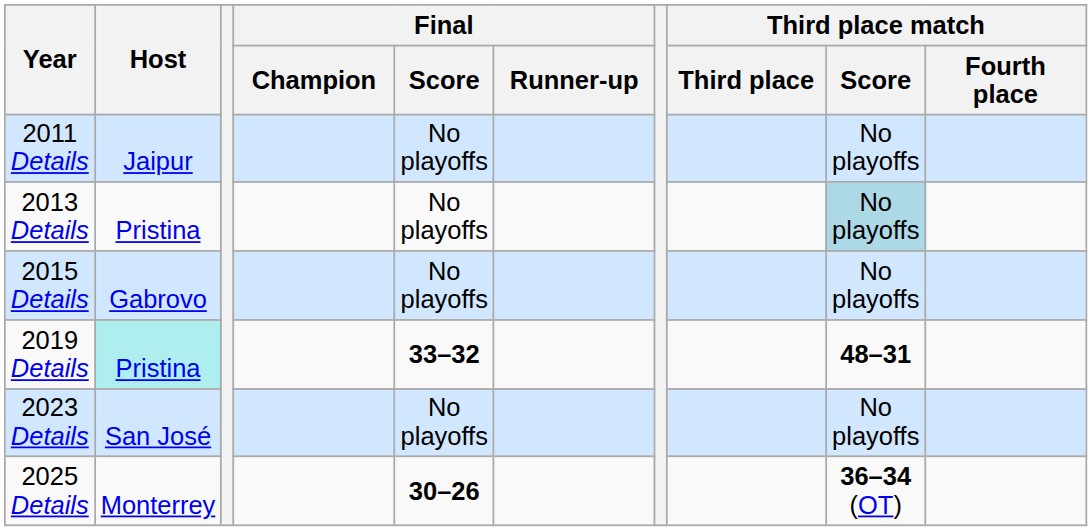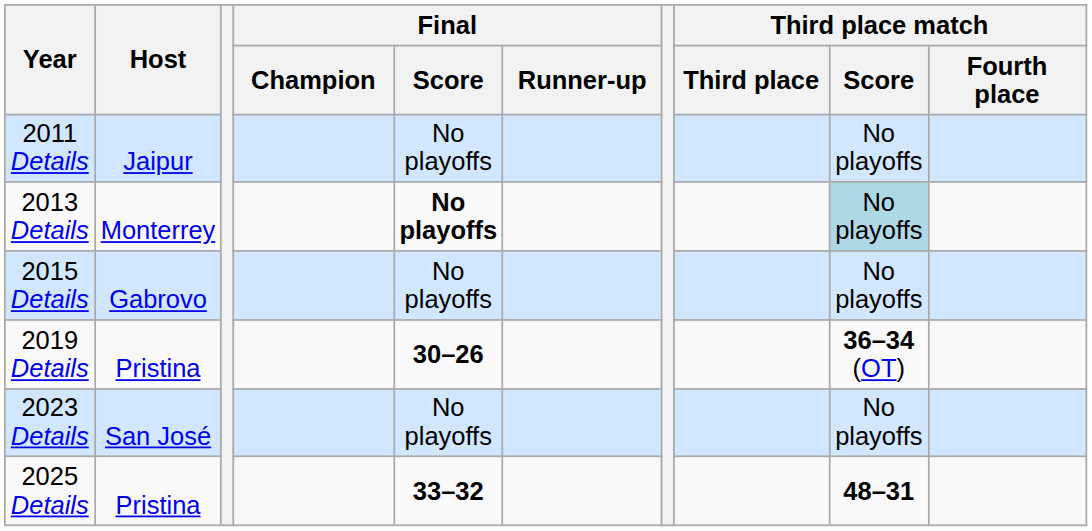(158, 231) Pristina -> (158, 231) Monterrey
(444, 217) normal -> (448, 217) bold
(158, 368) paleturquoise background -> (158, 368) no background
(444, 354) 33–32 -> (448, 354) 30–26
(876, 354) 48–31 -> (879, 354) 36–34 (OT)
(158, 506) Monterrey -> (158, 506) Pristina
(444, 491) 30–26 -> (448, 491) 33–32
(876, 491) 36–34 (OT) -> (879, 491) 48–31
